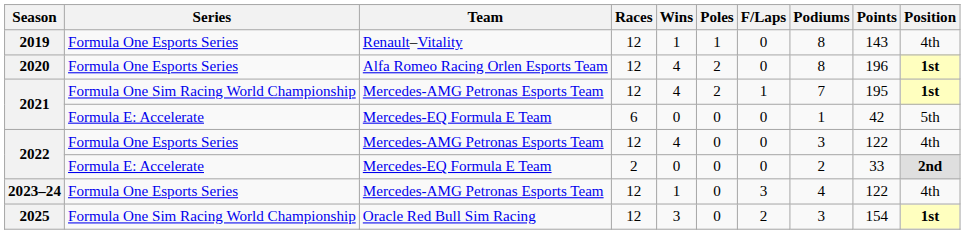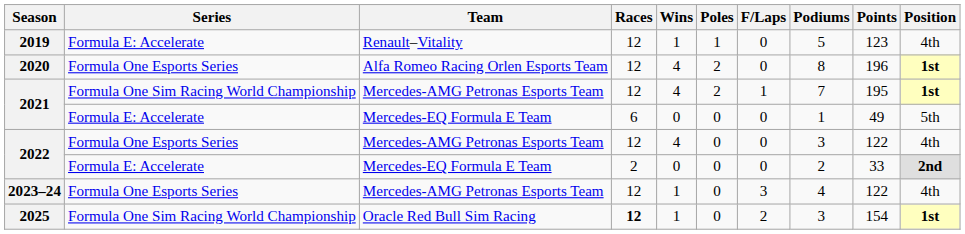(153, 42) Formula One Esports Series -> (136, 42) Formula E: Accelerate
(821, 42) 8 -> (821, 42) 5
(877, 42) 143 -> (877, 42) 123
(877, 117) 42 -> (877, 117) 49
(634, 216) normal -> (634, 216) bold
(676, 216) 3 -> (676, 216) 1
